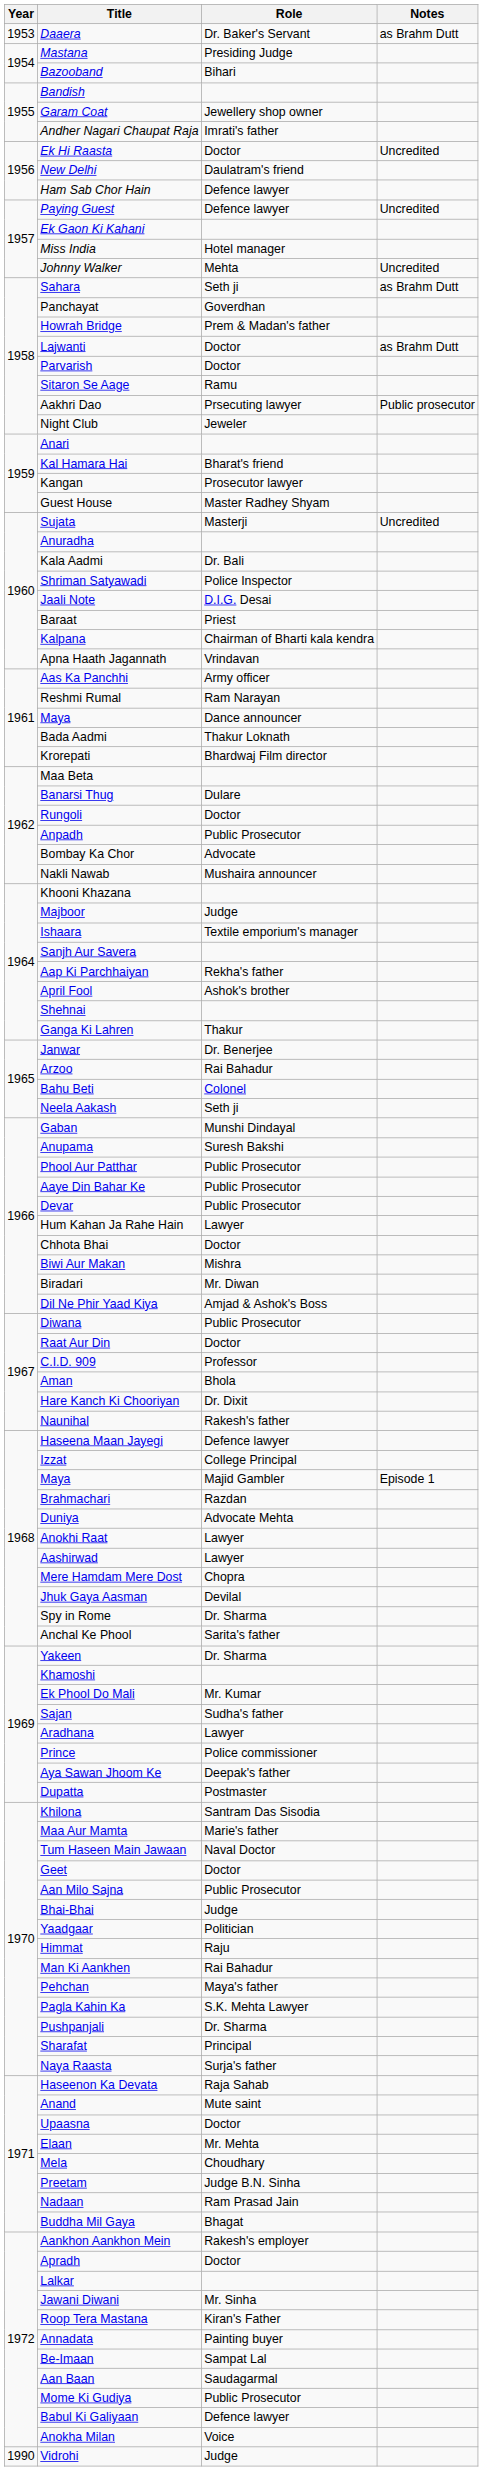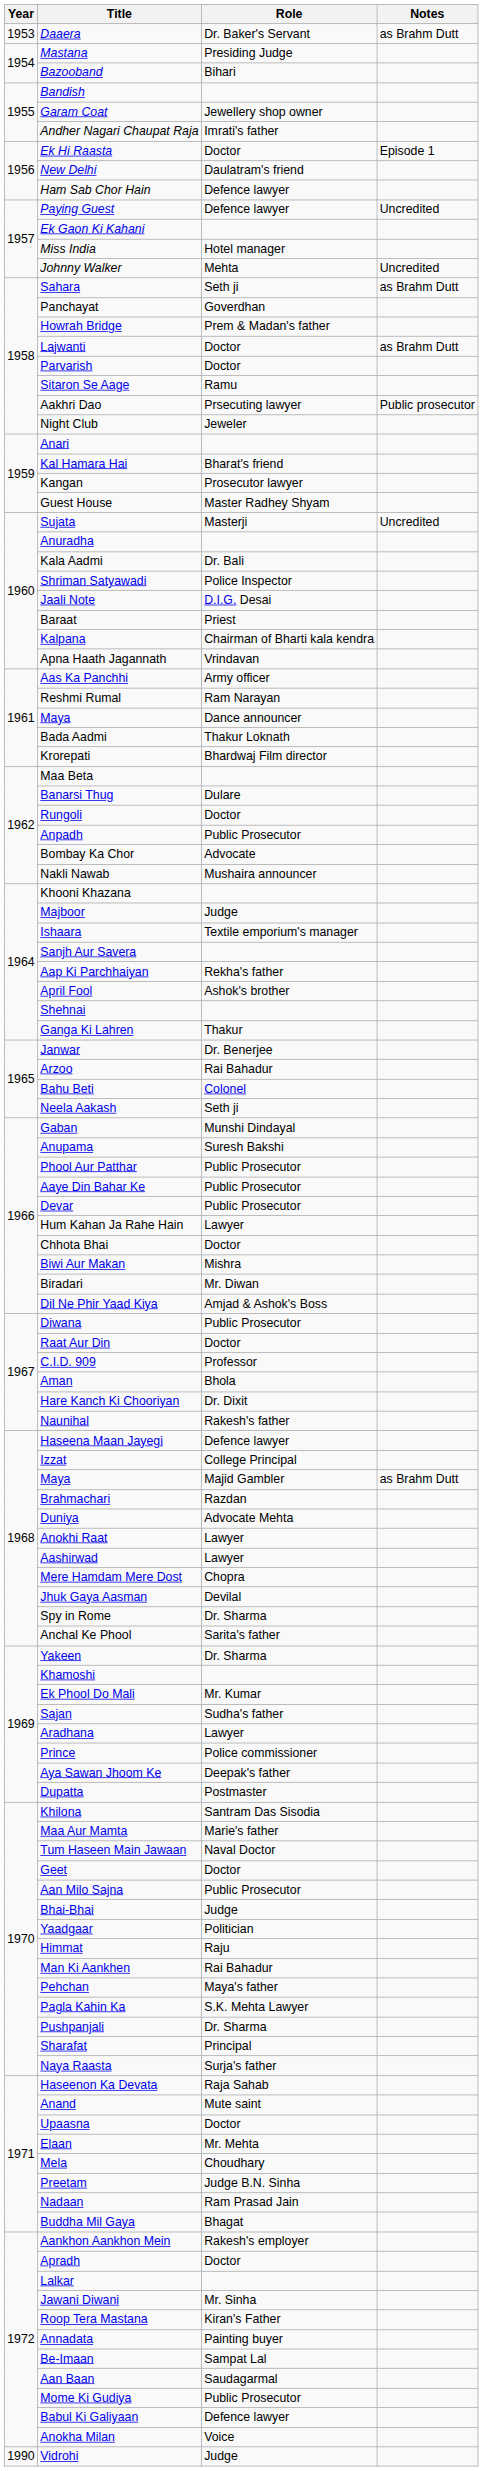(410, 151) Uncredited -> (407, 151) Episode 1
(407, 1479) Episode 1 -> (419, 1479) as Brahm Dutt
